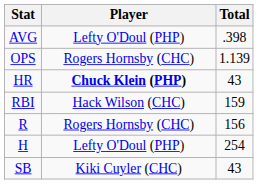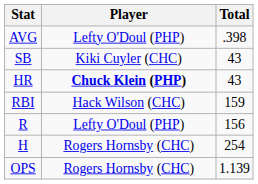rows swapped: (23, 59) <-> (23, 168)
(129, 124) Rogers Hornsby (CHC) -> (129, 124) Lefty O'Doul (PHP)
(129, 146) Lefty O'Doul (PHP) -> (129, 146) Rogers Hornsby (CHC)
